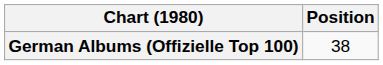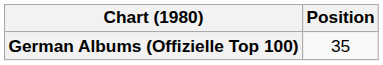(341, 45) 38 -> (341, 45) 35
